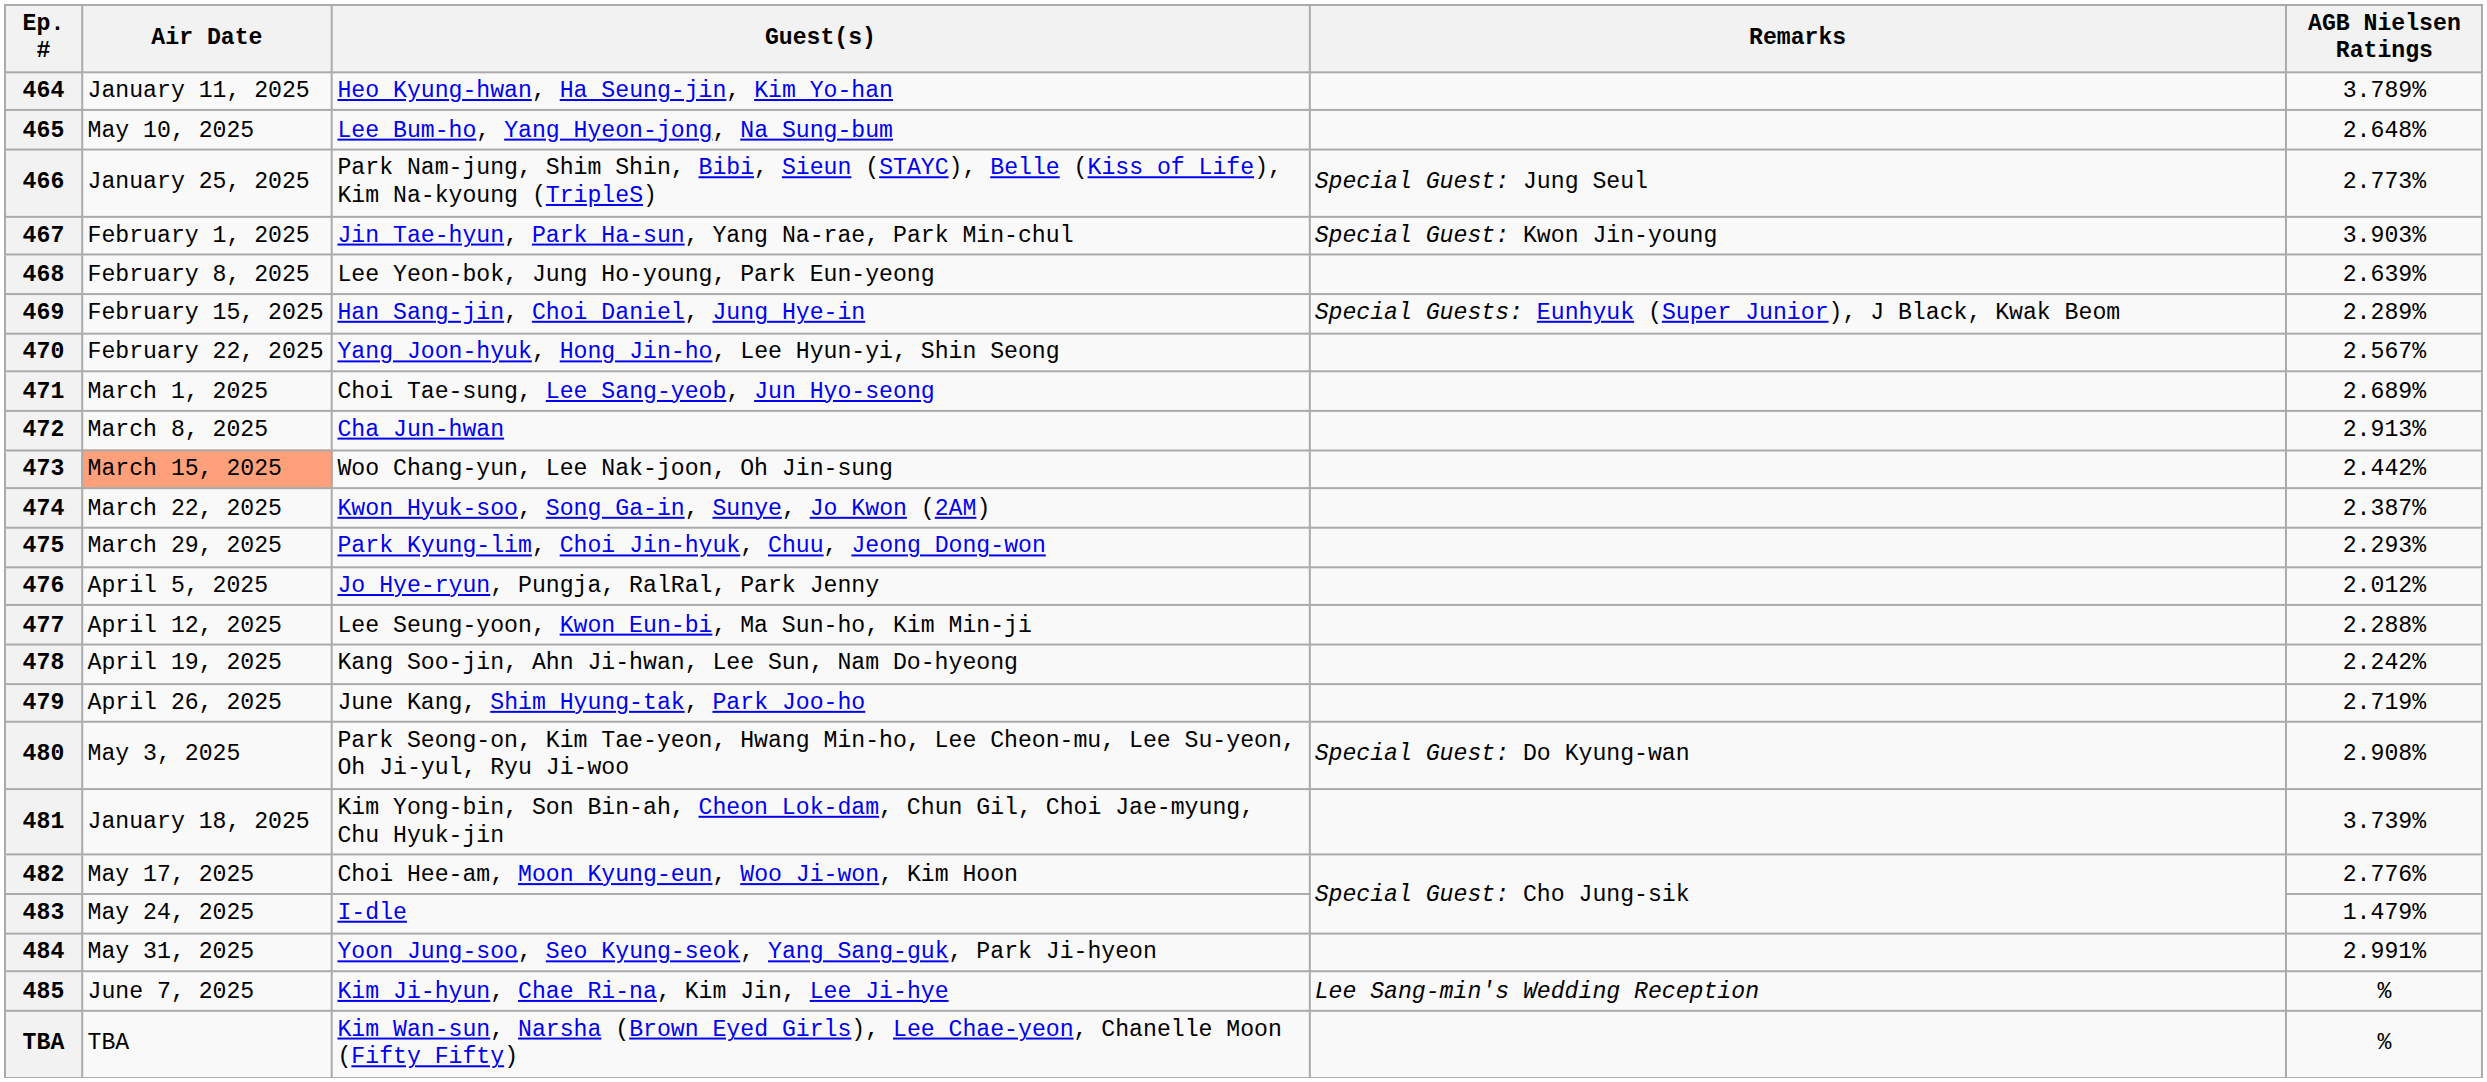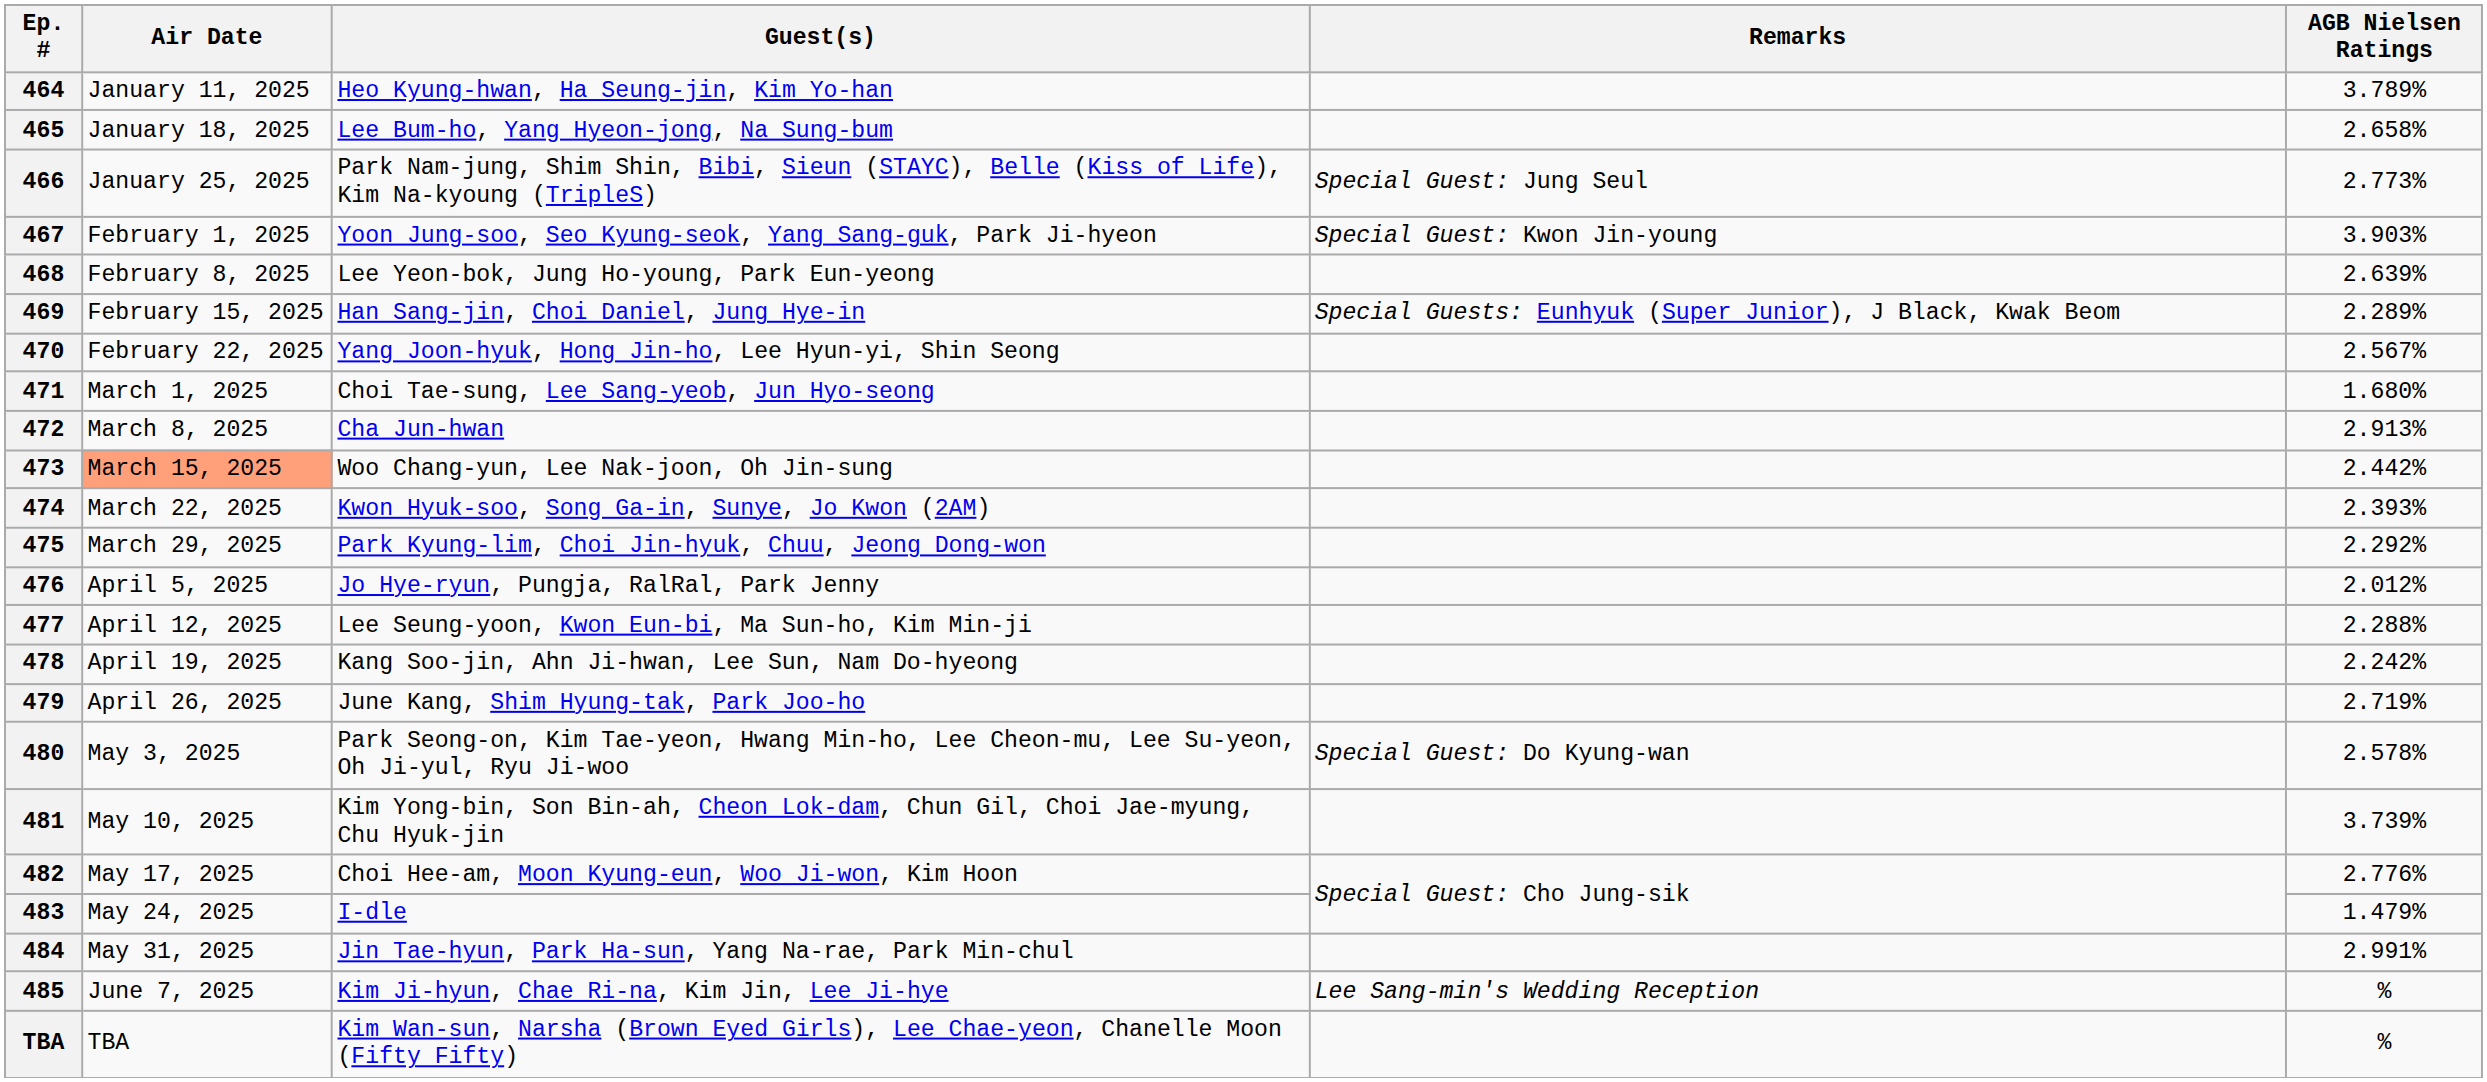(171, 130) May 10, 2025 -> (199, 130) January 18, 2025
(2384, 130) 2.648% -> (2384, 130) 2.658%
(706, 235) Jin Tae-hyun, Park Ha-sun, Yang Na-rae, Park Min-chul -> (747, 235) Yoon Jung-soo, Seo Kyung-seok, Yang Sang-guk, Park Ji-hyeon
(2384, 391) 2.689% -> (2384, 391) 1.680%
(2384, 508) 2.387% -> (2384, 508) 2.393%
(2384, 547) 2.293% -> (2384, 547) 2.292%
(2384, 755) 2.908% -> (2384, 755) 2.578%
(199, 822) January 18, 2025 -> (171, 822) May 10, 2025
(747, 952) Yoon Jung-soo, Seo Kyung-seok, Yang Sang-guk, Park Ji-hyeon -> (706, 952) Jin Tae-hyun, Park Ha-sun, Yang Na-rae, Park Min-chul
